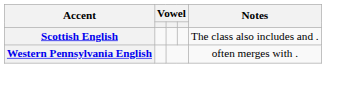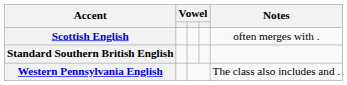(255, 36) The class also includes and . -> (276, 36) often merges with .
+ row: (90, 54)
(255, 54) often merges with . -> (276, 71) The class also includes and .
